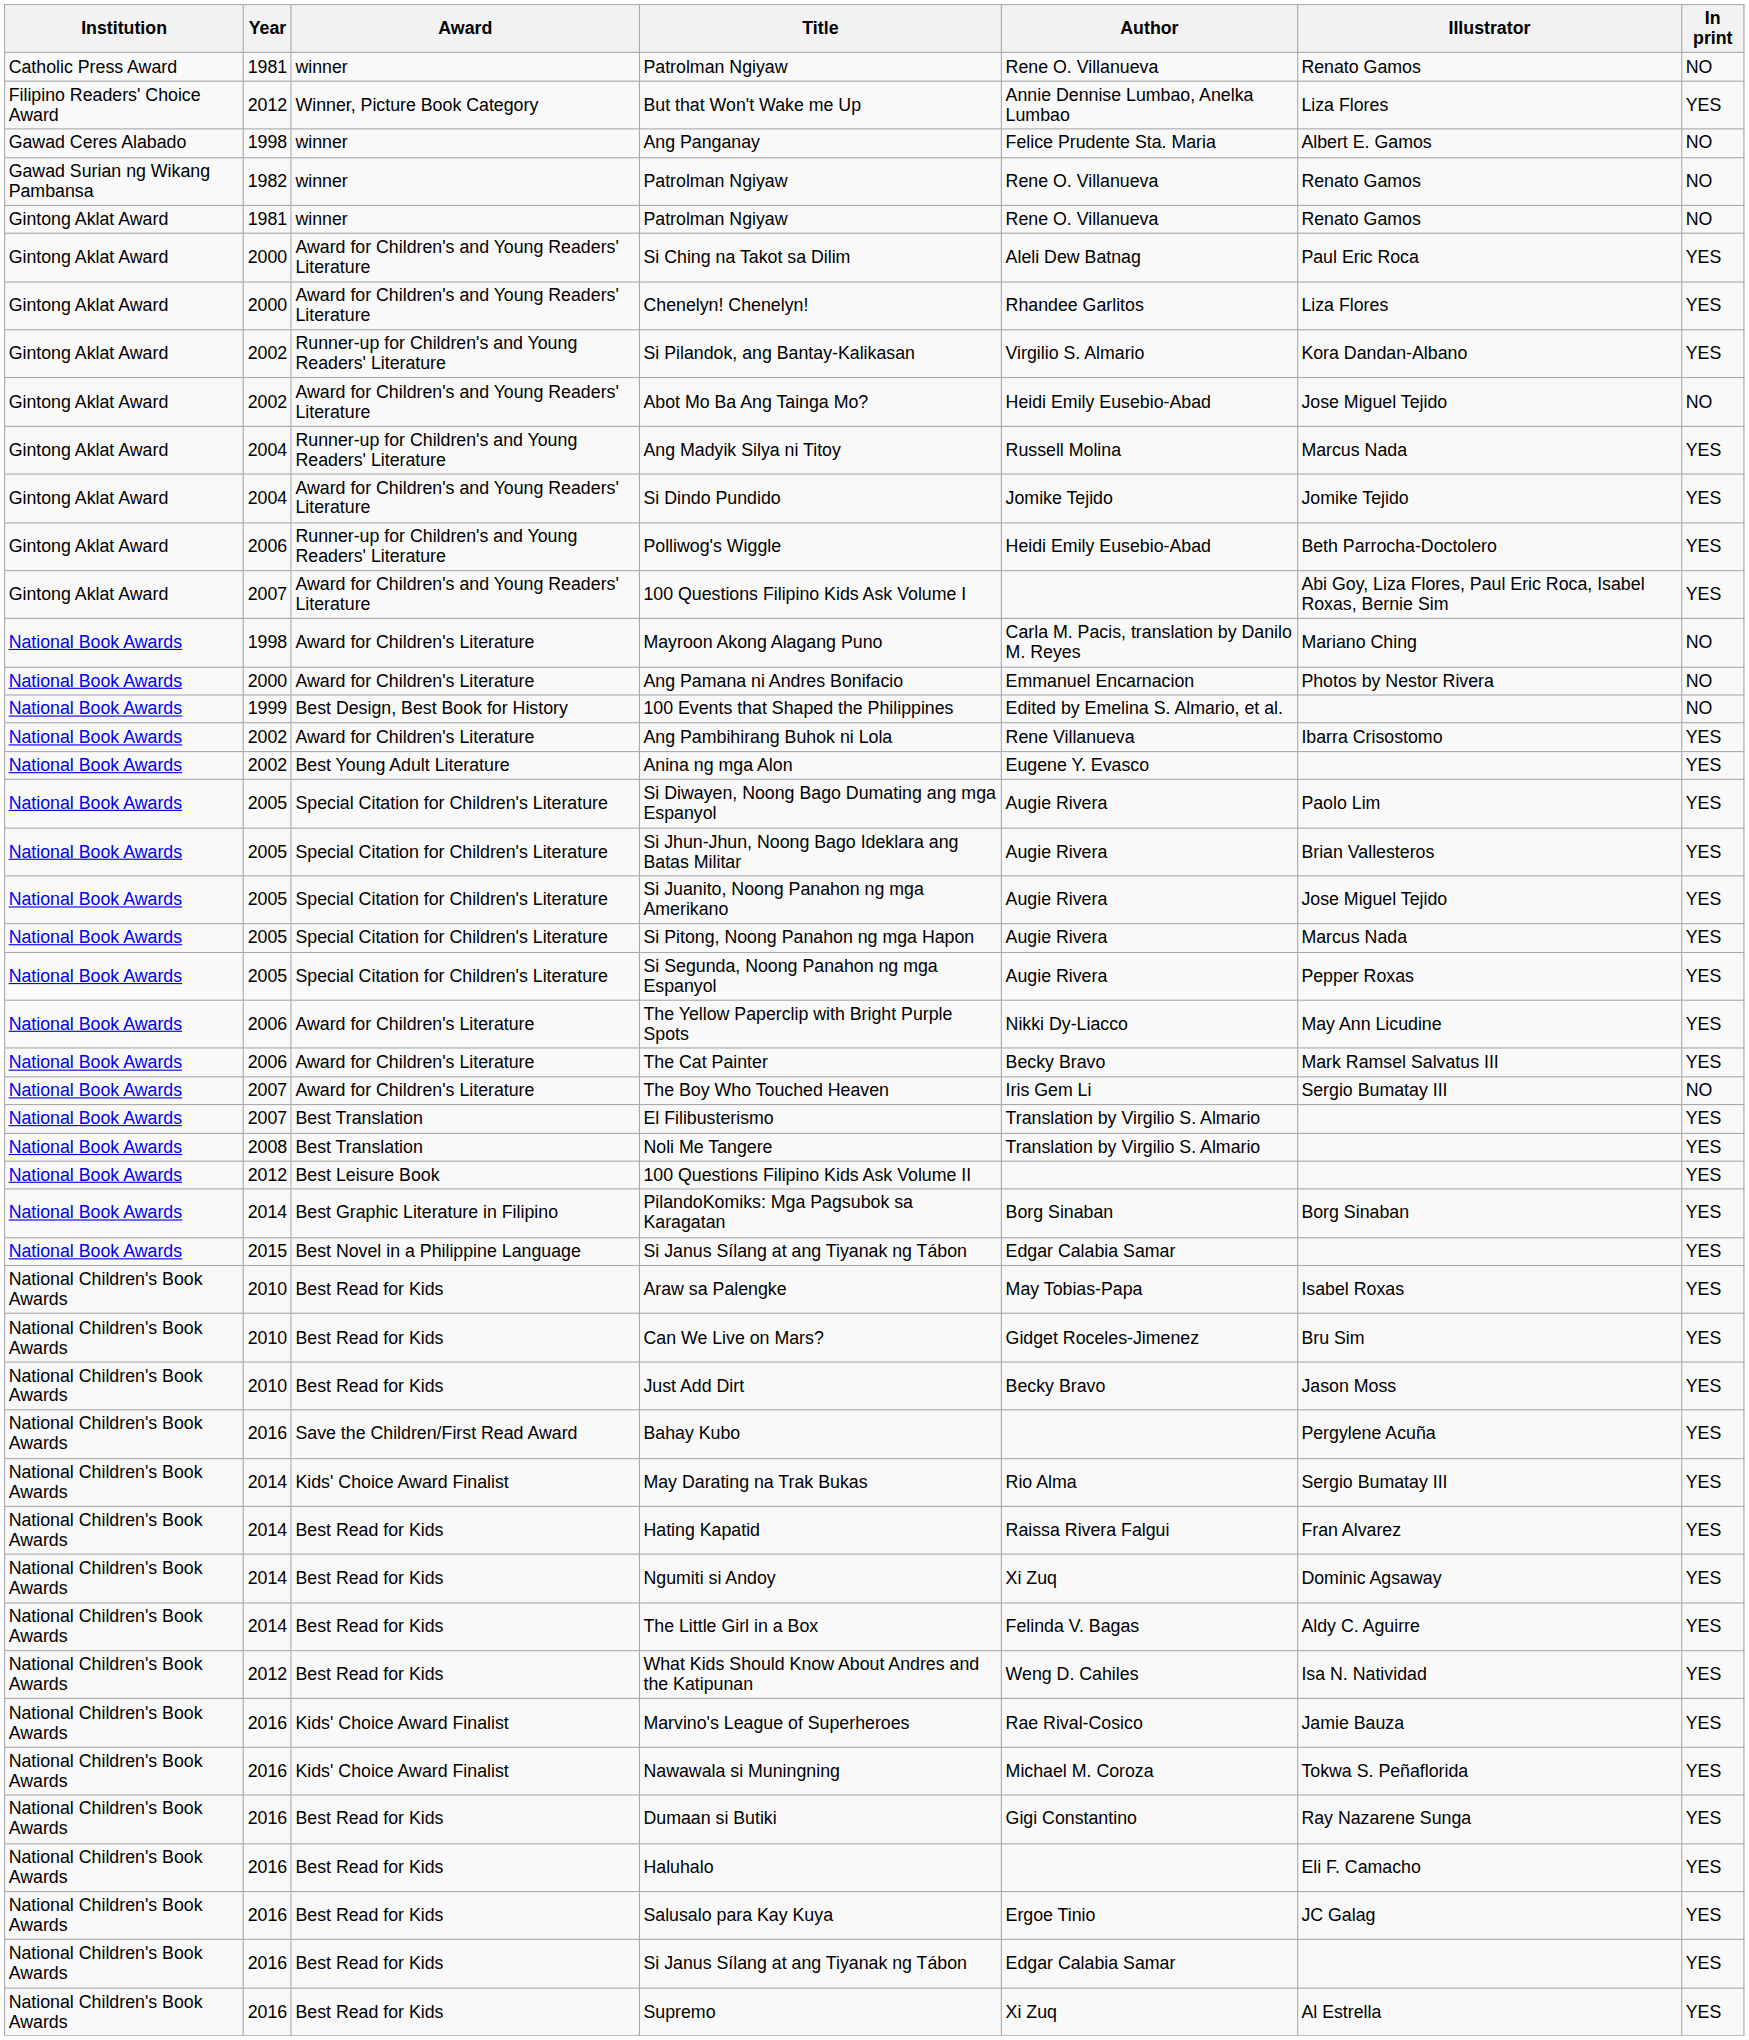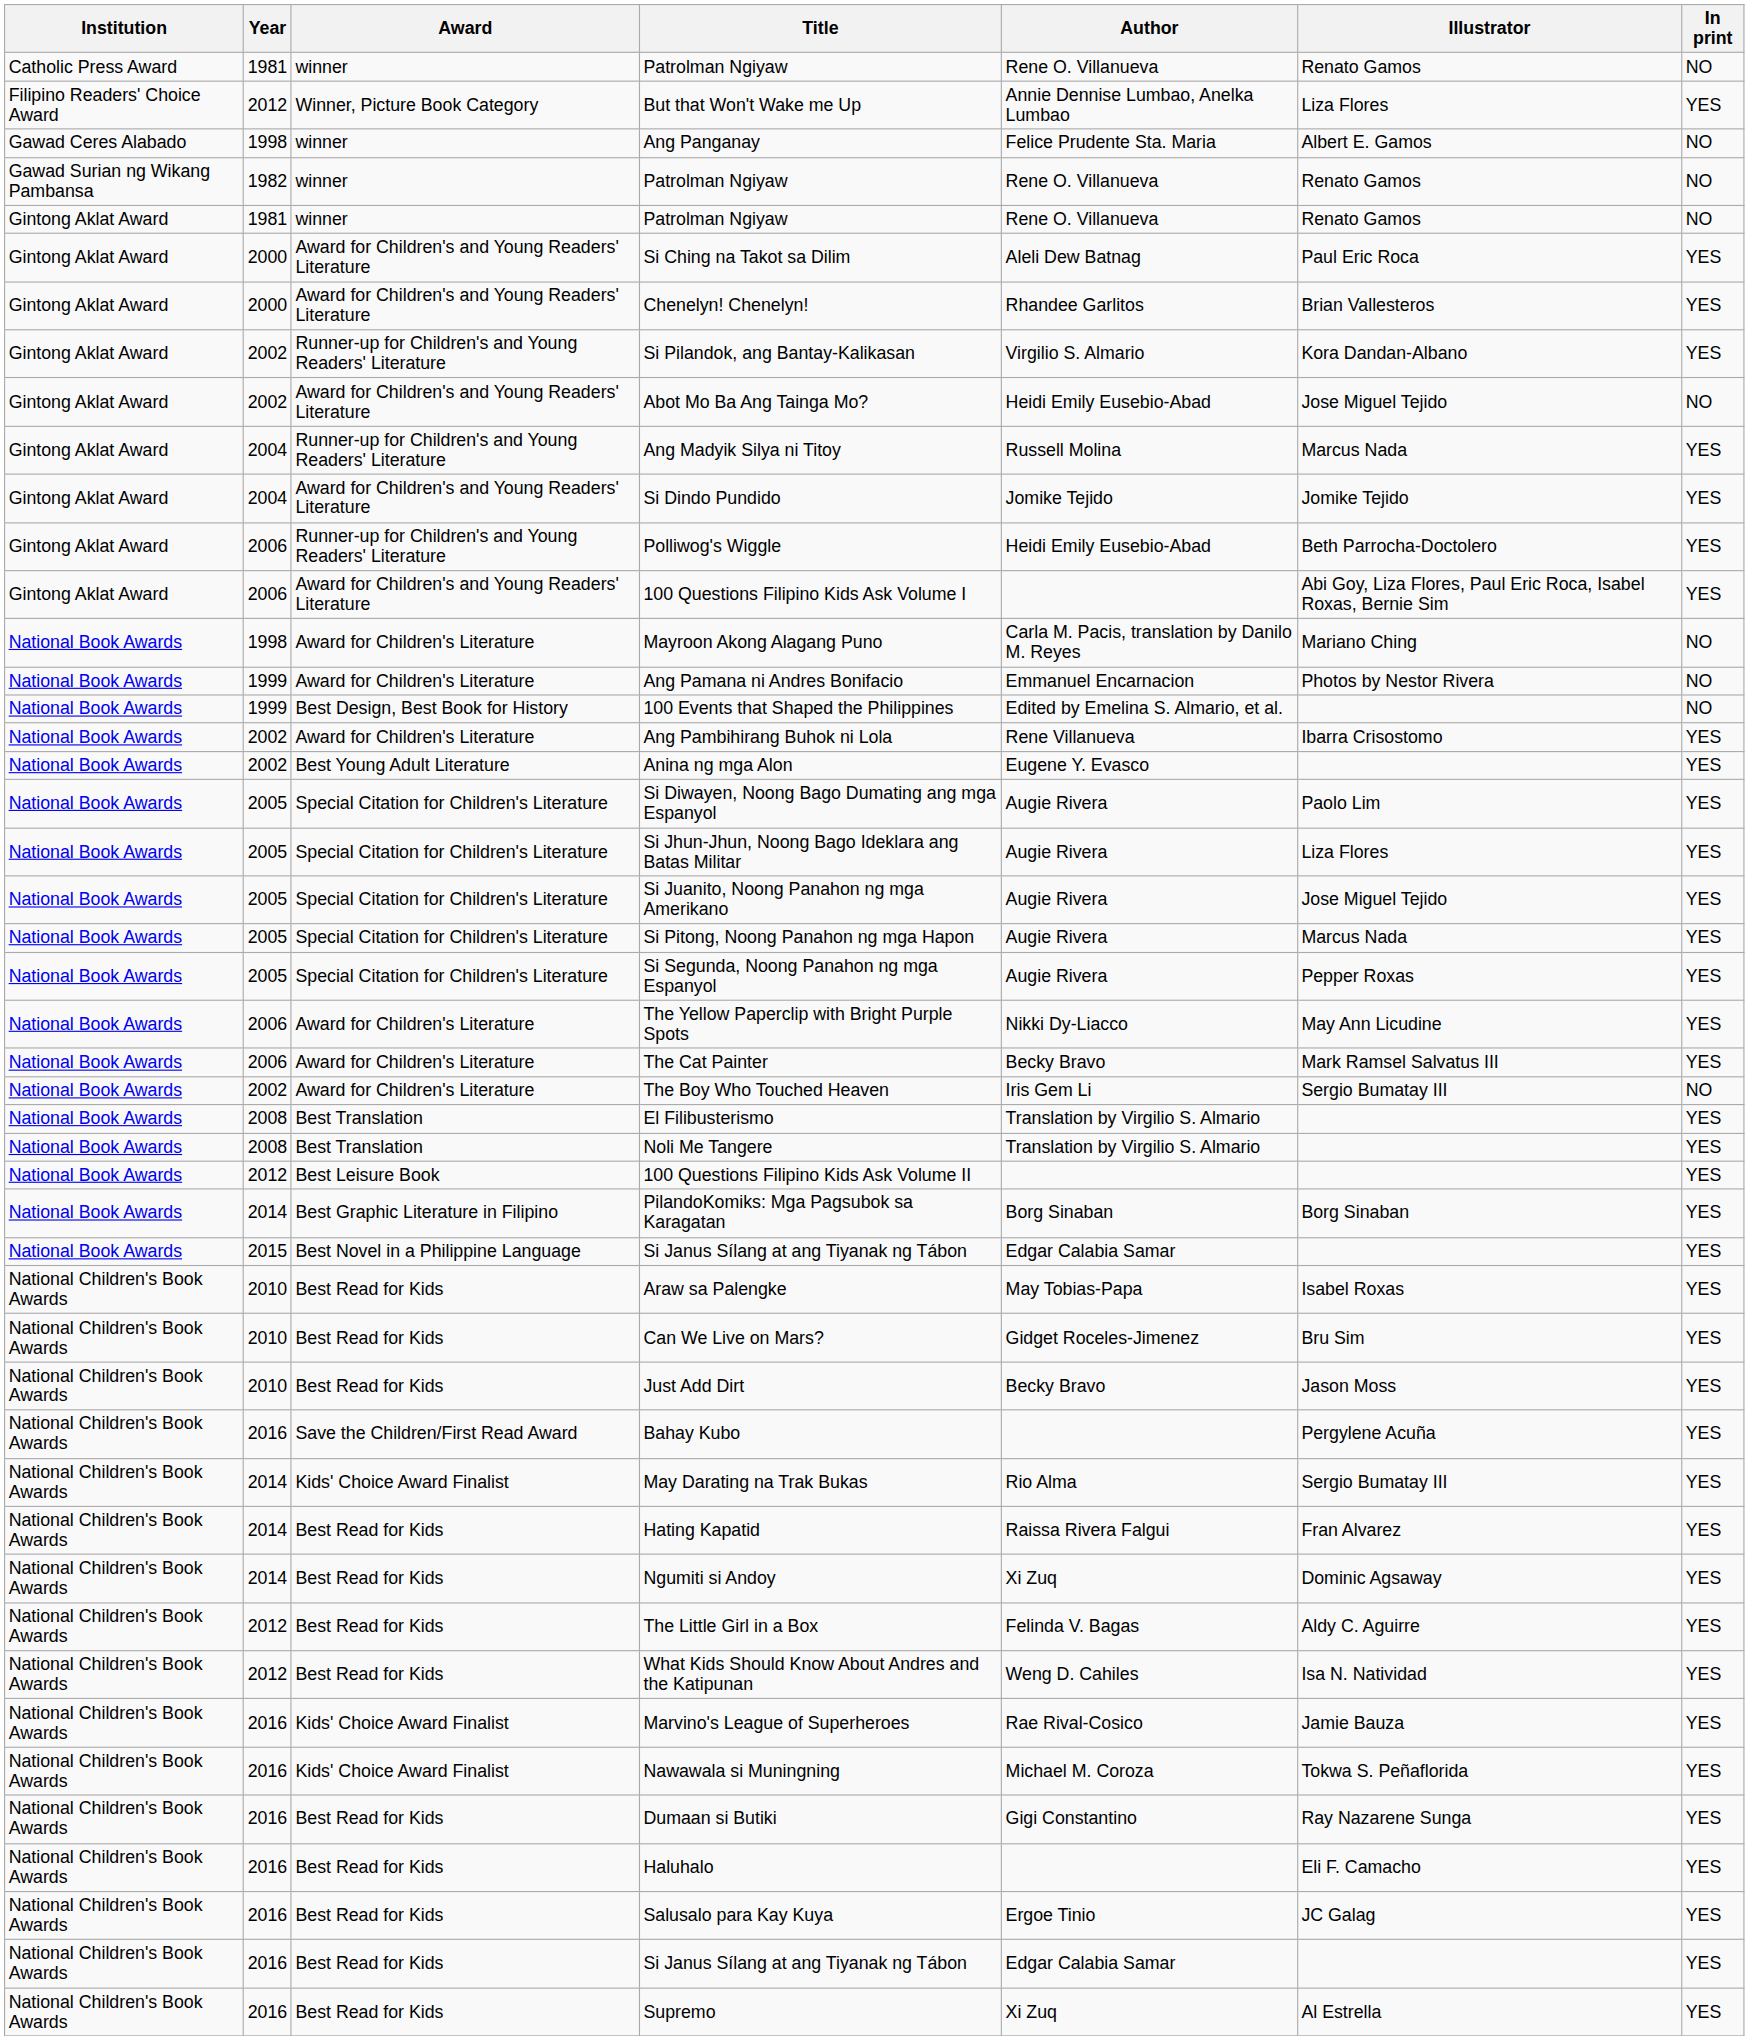(1345, 305) Liza Flores -> (1368, 305) Brian Vallesteros
(267, 594) 2007 -> (267, 594) 2006
(267, 680) 2000 -> (267, 680) 1999
(1368, 851) Brian Vallesteros -> (1345, 851) Liza Flores
(267, 1090) 2007 -> (267, 1090) 2002
(267, 1118) 2007 -> (267, 1118) 2008
(267, 1626) 2014 -> (267, 1626) 2012
